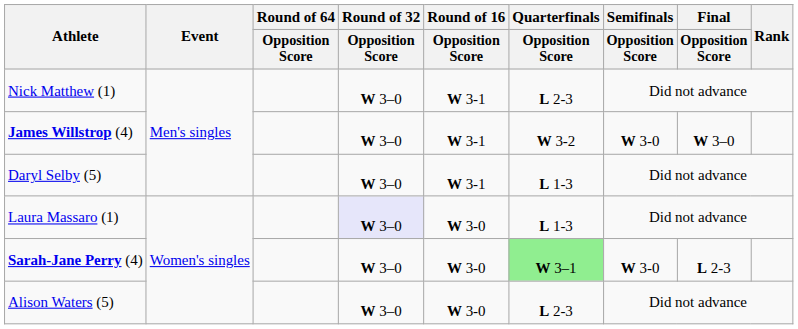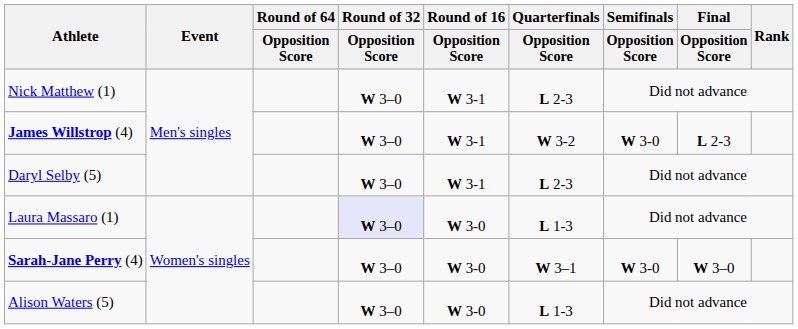(714, 142) W 3–0 -> (714, 142) L 2-3
(556, 184) L 1-3 -> (556, 184) L 2-3
(556, 269) lightgreen background -> (556, 269) no background
(714, 269) L 2-3 -> (714, 269) W 3–0
(556, 311) L 2-3 -> (556, 311) L 1-3
